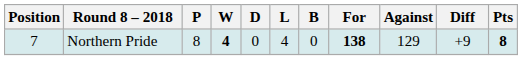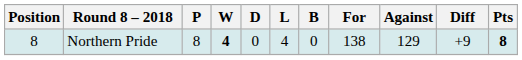(34, 41) 7 -> (34, 41) 8
(354, 41) bold -> (354, 41) normal
